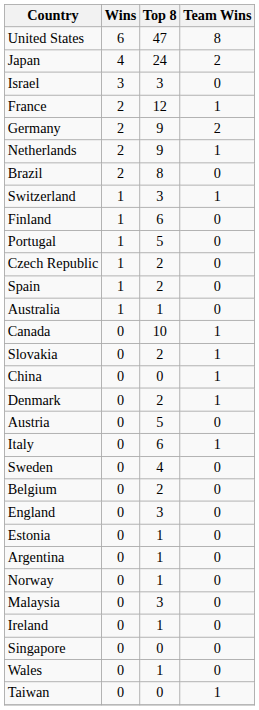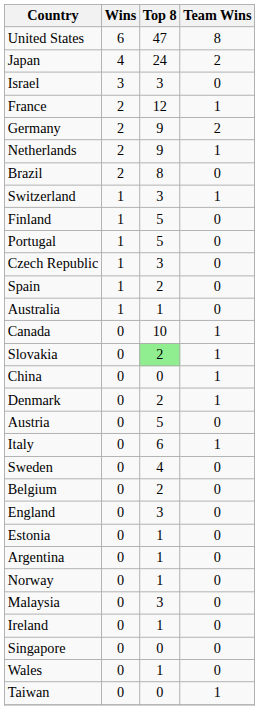(160, 219) 6 -> (160, 219) 5
(160, 264) 2 -> (160, 264) 3
(160, 354) no background -> (160, 354) lightgreen background
